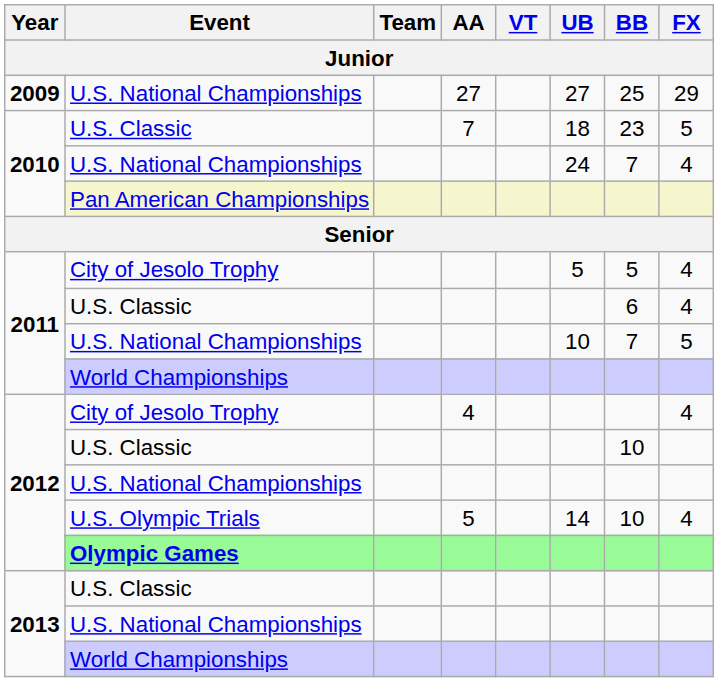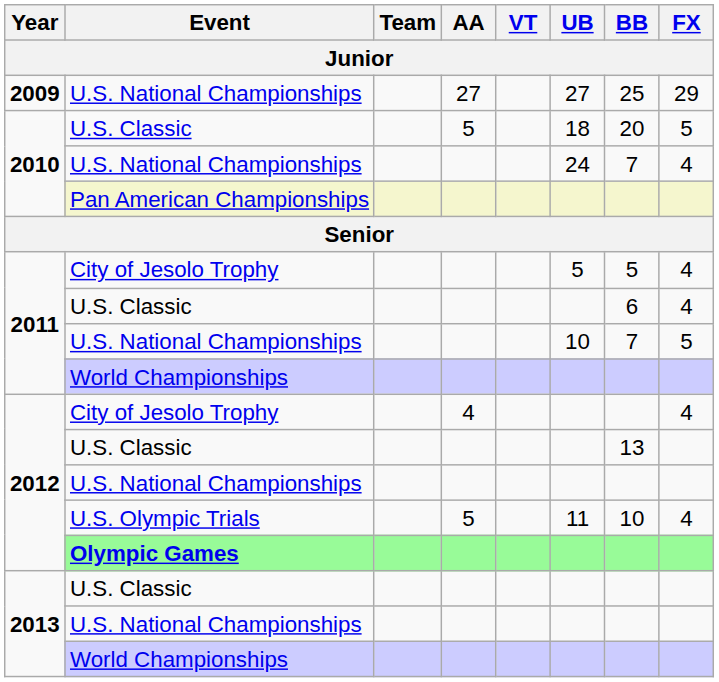(469, 129) 7 -> (469, 129) 5
(632, 129) 23 -> (632, 129) 20
(632, 447) 10 -> (632, 447) 13
(578, 518) 14 -> (577, 518) 11
